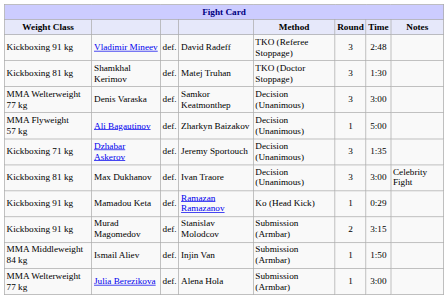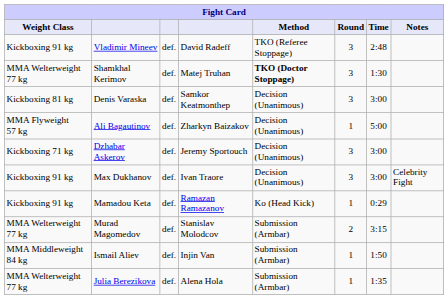(40, 73) Kickboxing 81 kg -> (44, 73) MMA Welterweight 77 kg
(280, 73) normal -> (281, 73) bold
(44, 99) MMA Welterweight 77 kg -> (40, 99) Kickboxing 81 kg
(378, 151) 1:35 -> (379, 151) 3:00
(40, 177) Kickboxing 81 kg -> (40, 177) Kickboxing 91 kg
(40, 229) Kickboxing 91 kg -> (44, 229) MMA Welterweight 77 kg
(378, 281) 3:00 -> (379, 281) 1:35
